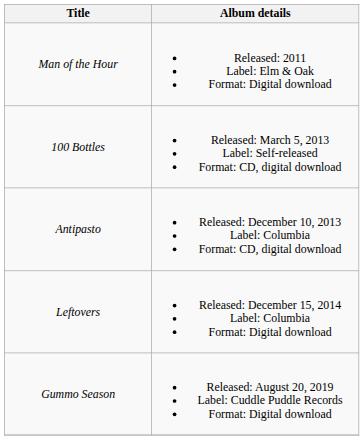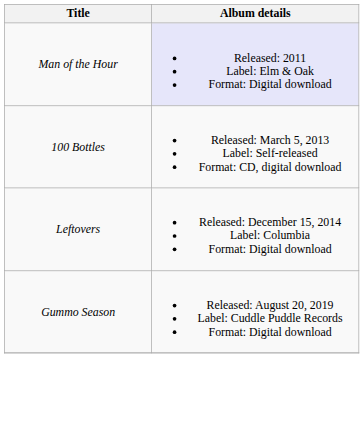(255, 71) no background -> (255, 71) lavender background
- row: (78, 229)
